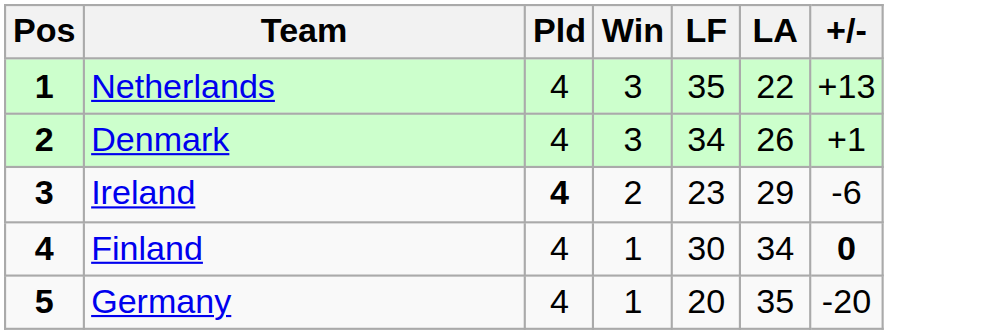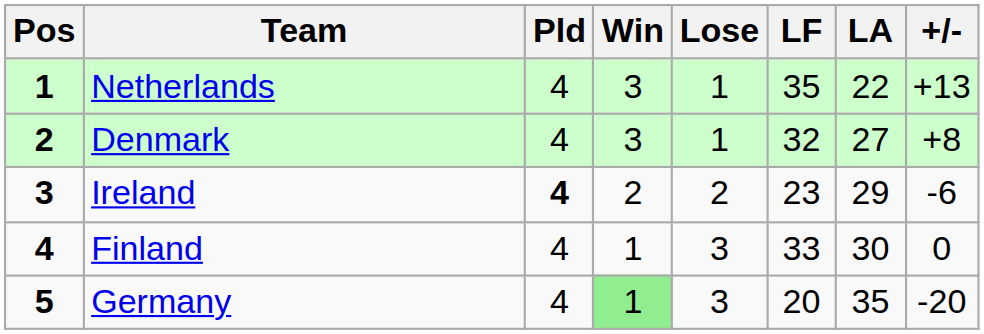+ column: (719, 31)
(706, 139) 34 -> (802, 139) 32
(775, 139) 26 -> (870, 139) 27
(846, 139) +1 -> (942, 139) +8
(706, 247) 30 -> (802, 247) 33
(775, 247) 34 -> (870, 247) 30
(846, 247) bold -> (942, 247) normal
(633, 301) no background -> (633, 301) lightgreen background
